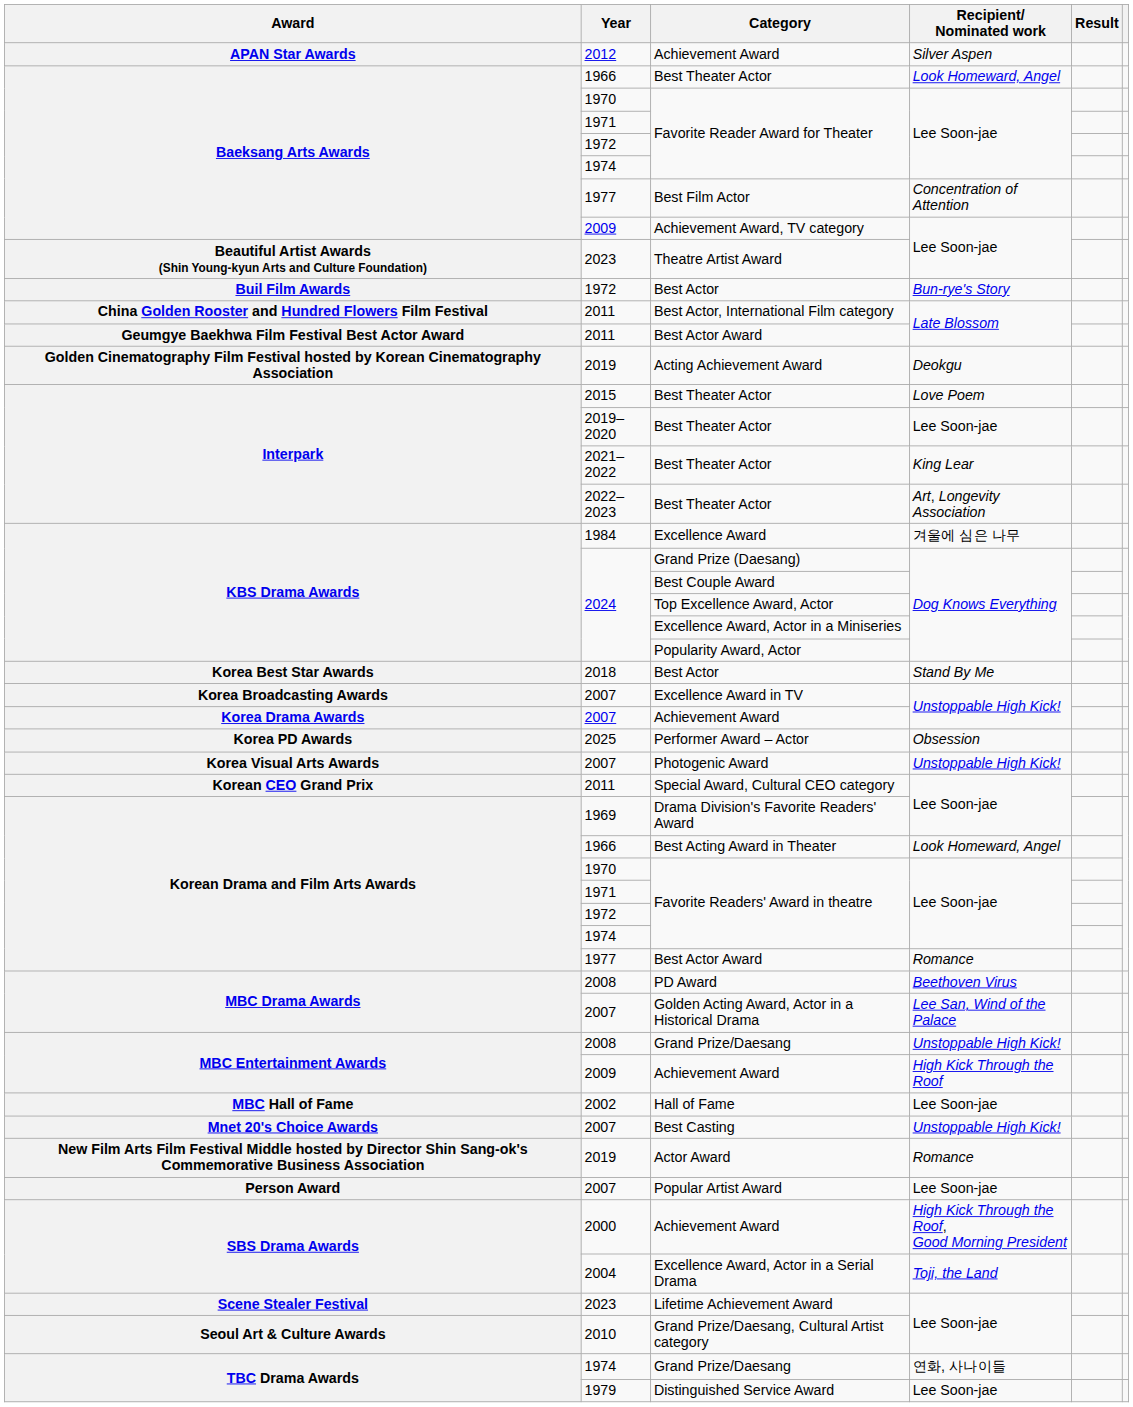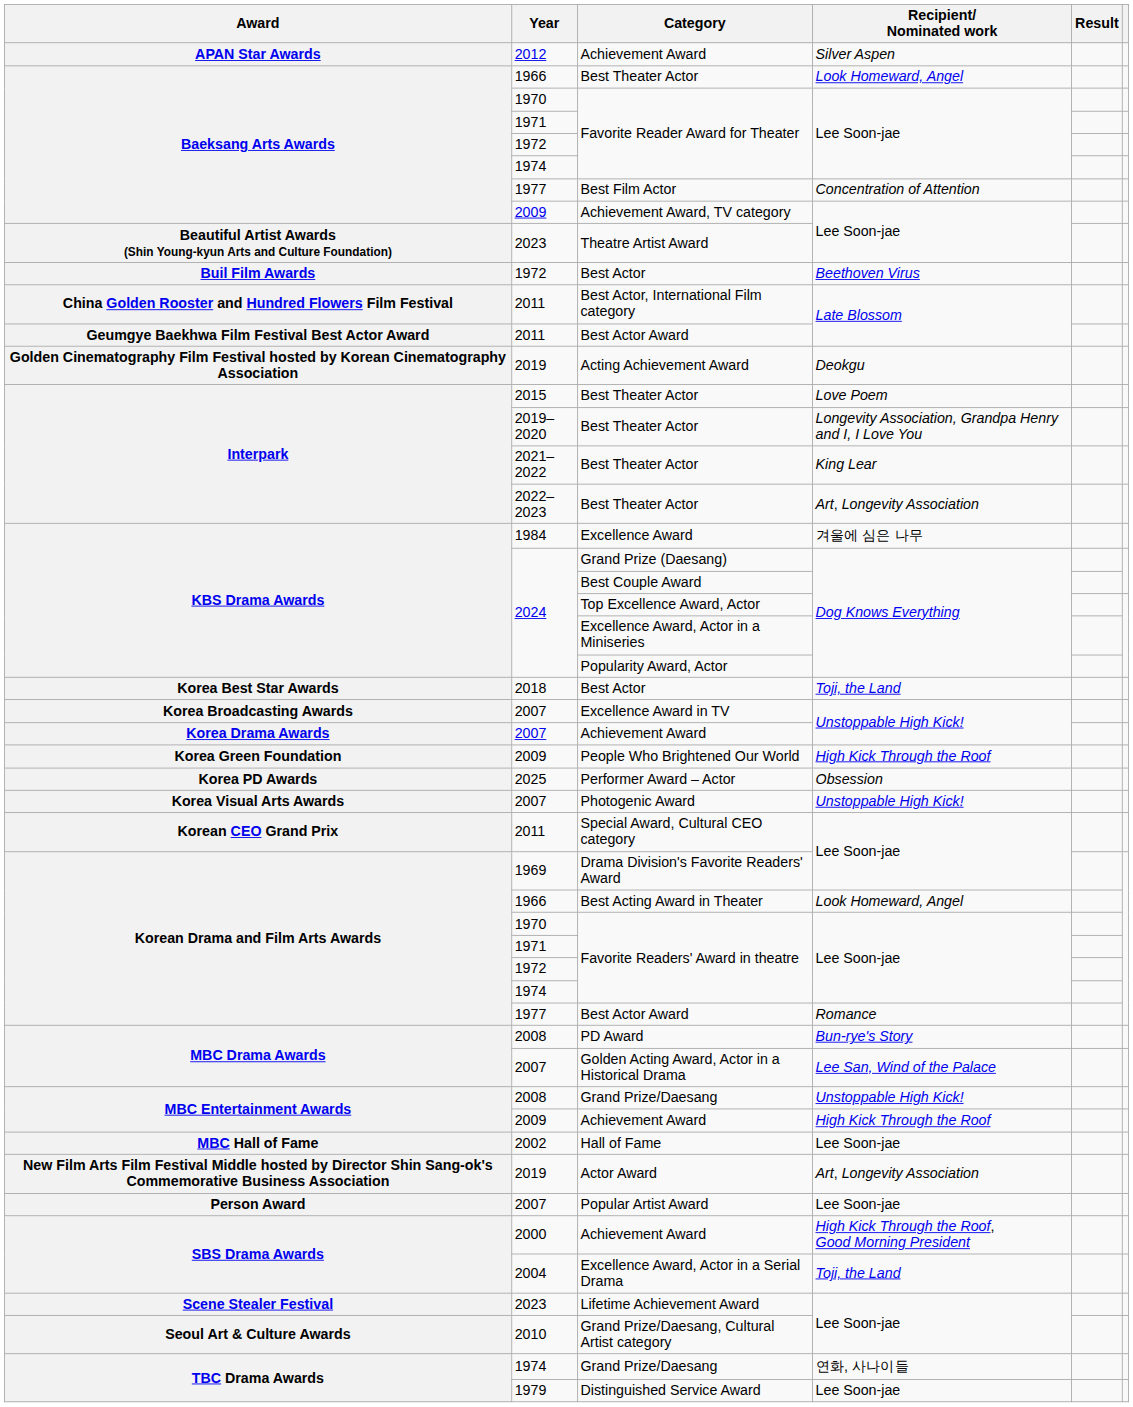(961, 289) Bun-rye's Story -> (868, 273) Beethoven Virus
(955, 426) Lee Soon-jae -> (937, 426) Longevity Association, Grandpa Henry and I, I Love You
(953, 672) Stand By Me -> (858, 688) Toji, the Land
+ row: (530, 756)
(965, 982) Beethoven Virus -> (864, 1036) Bun-rye's Story
- row: (600, 1127)
(943, 1157) Romance -> (897, 1173) Art, Longevity Association
